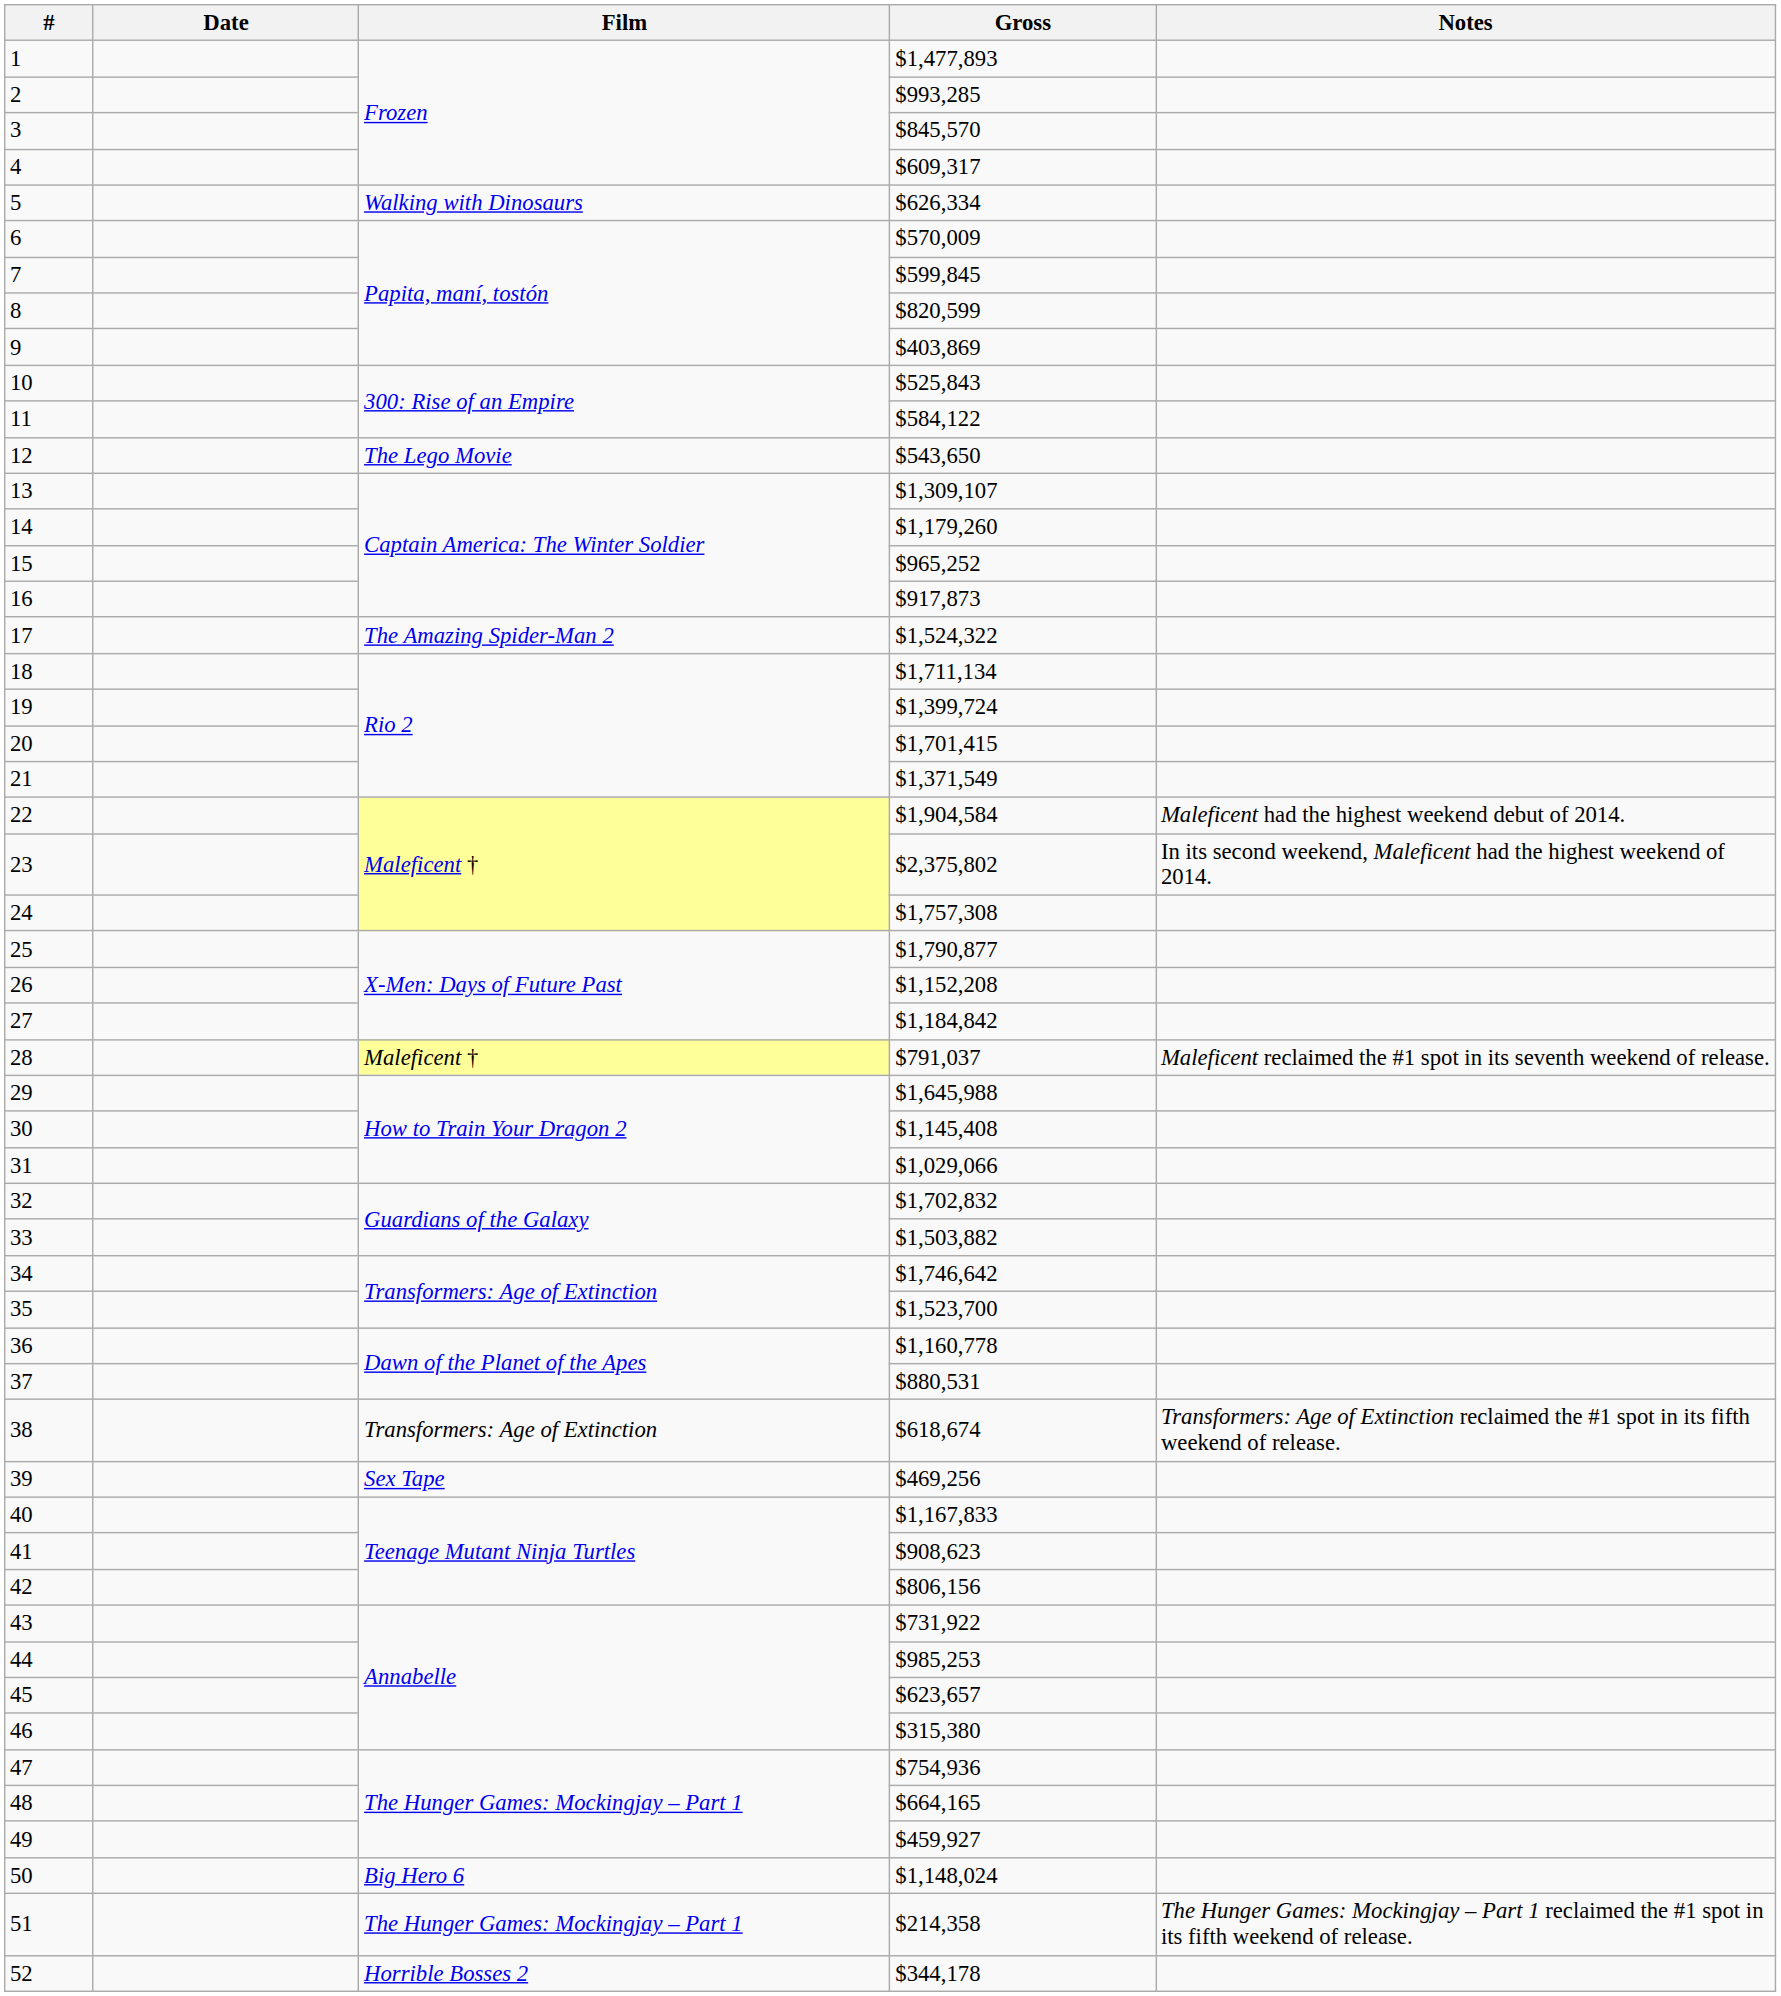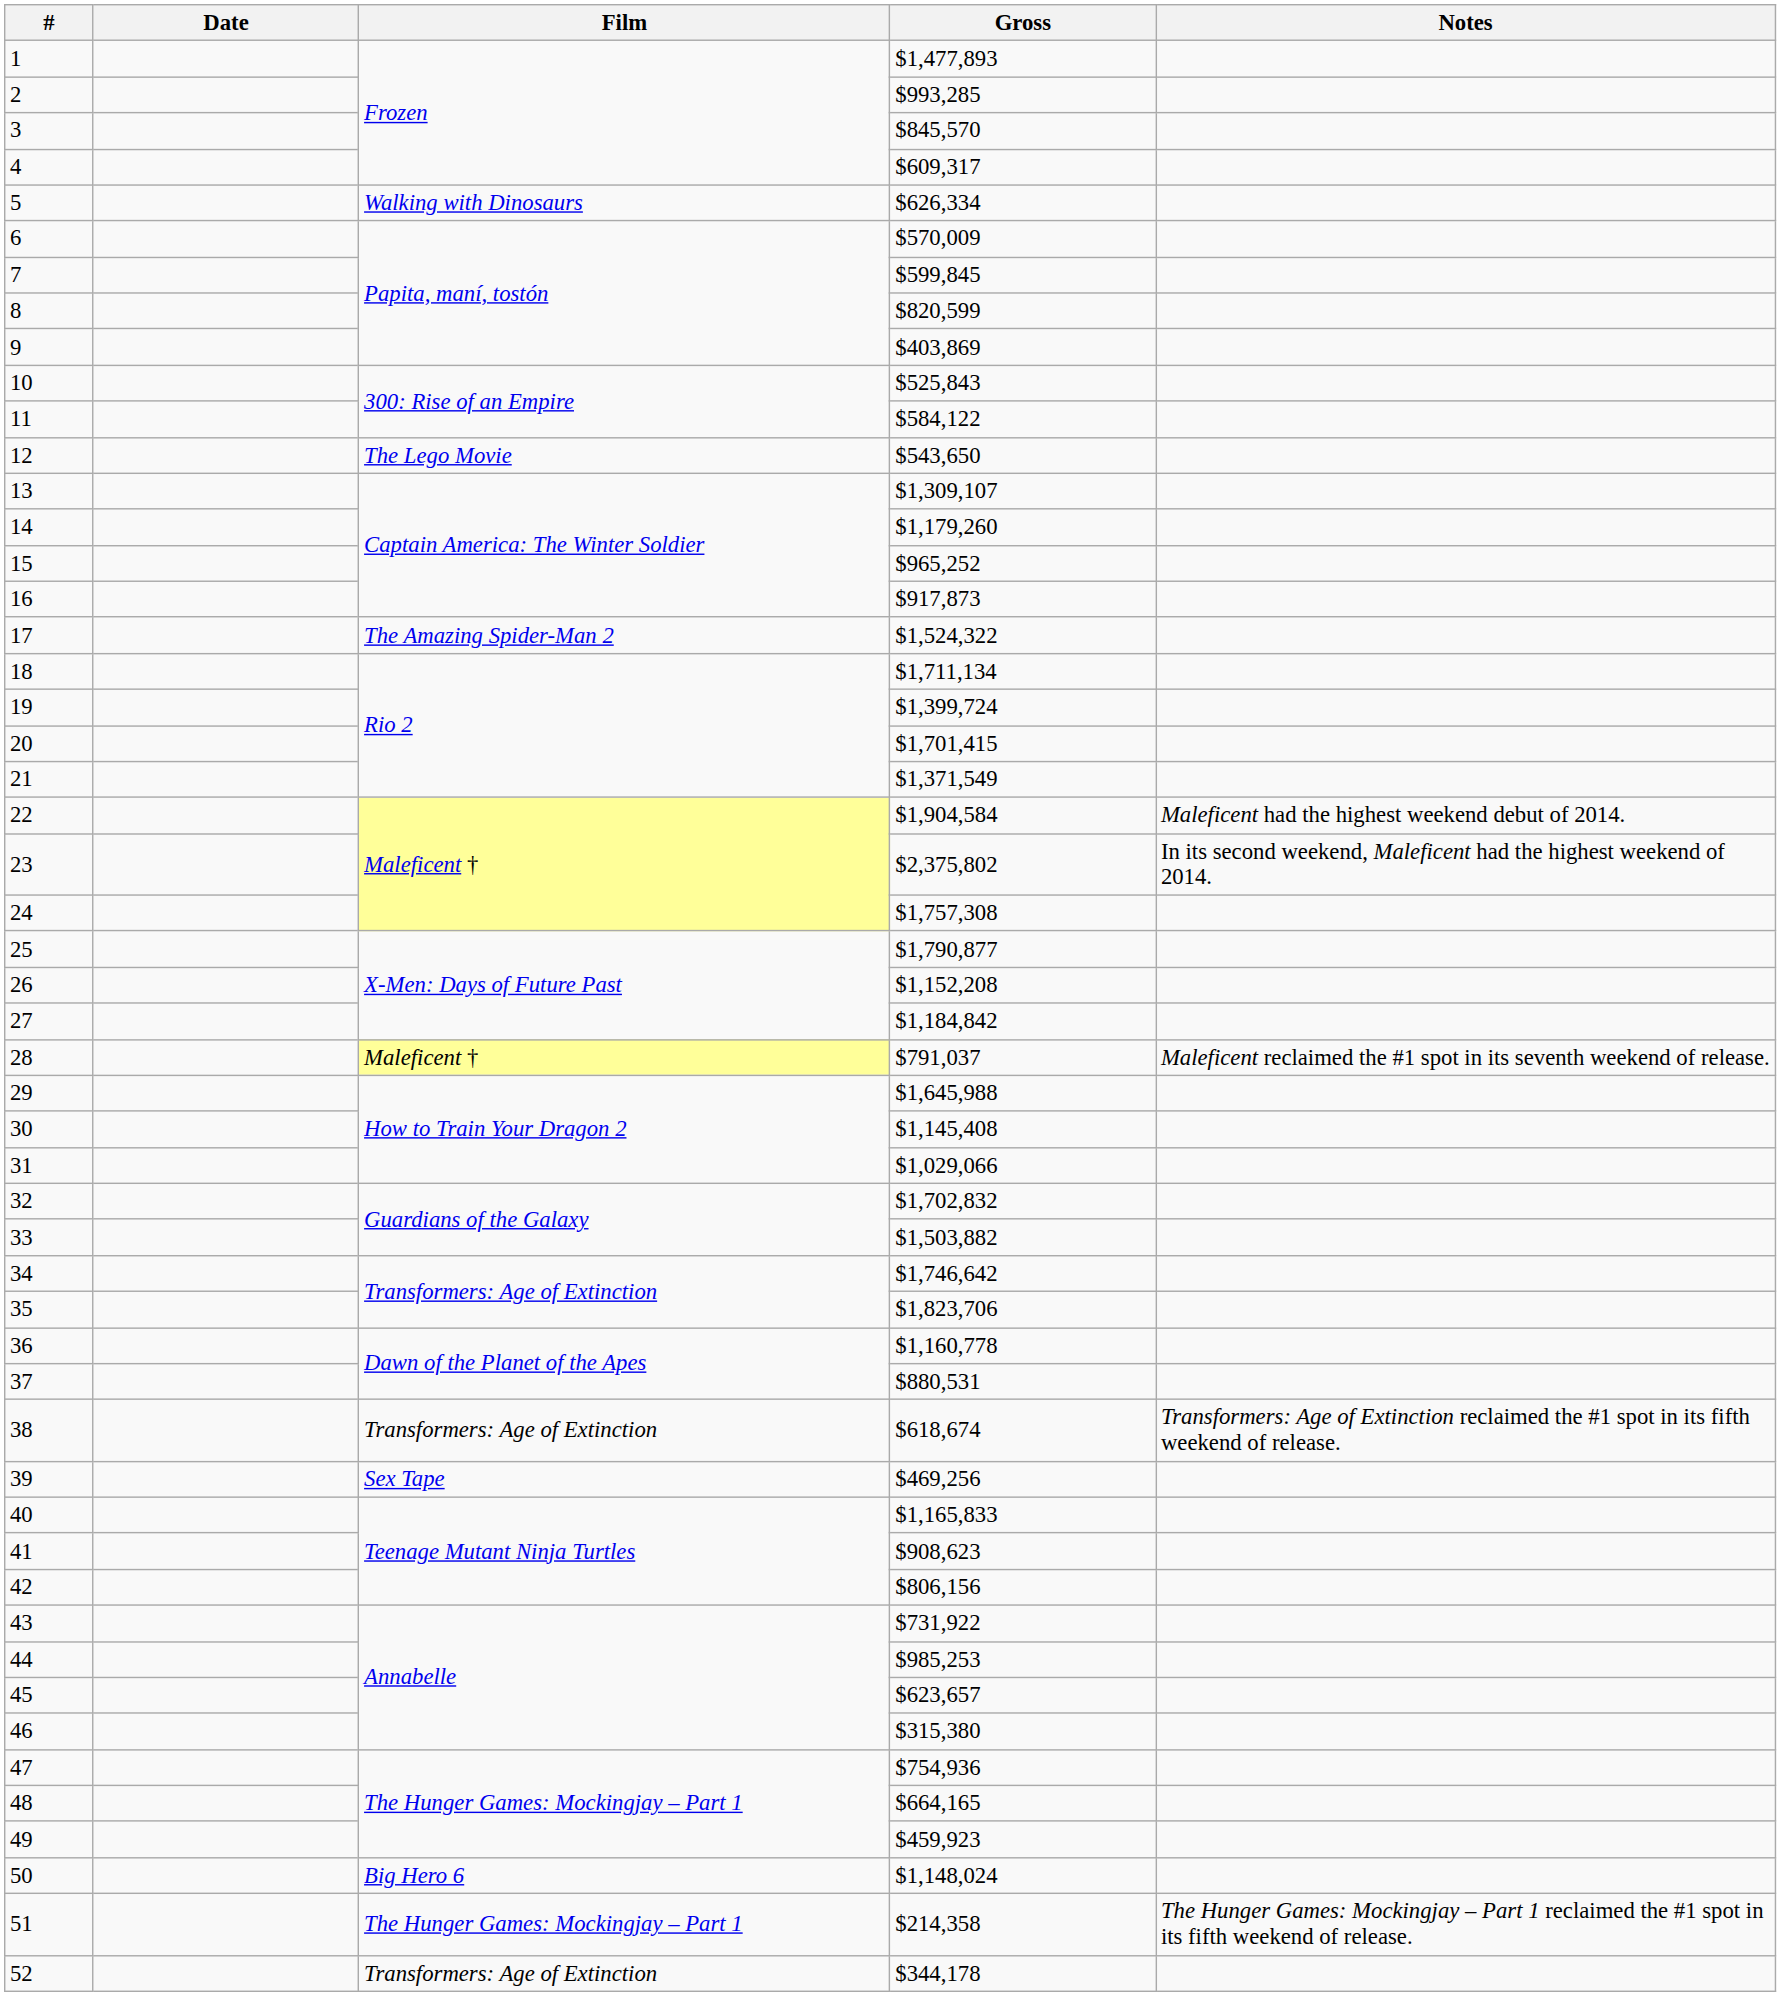(946, 1309) $1,523,700 -> (946, 1309) $1,823,706
(946, 1514) $1,167,833 -> (946, 1514) $1,165,833
(938, 1839) $459,927 -> (938, 1839) $459,923
(446, 1972) Horrible Bosses 2 -> (511, 1972) Transformers: Age of Extinction
